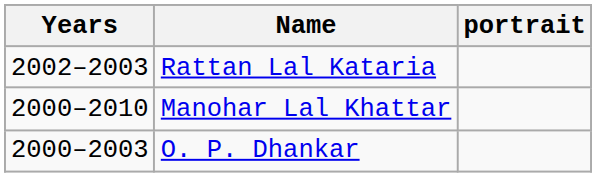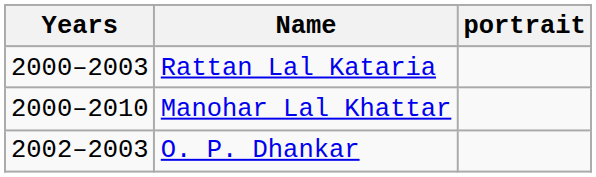(80, 67) 2002–2003 -> (80, 67) 2000–2003
(80, 150) 2000–2003 -> (80, 150) 2002–2003
